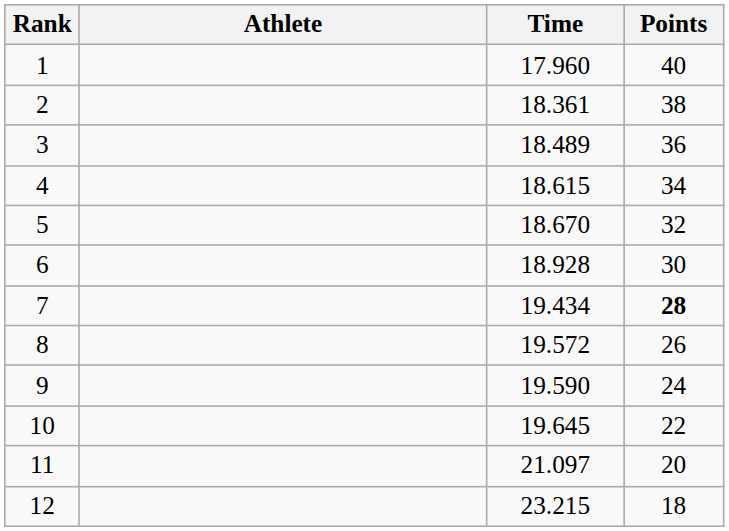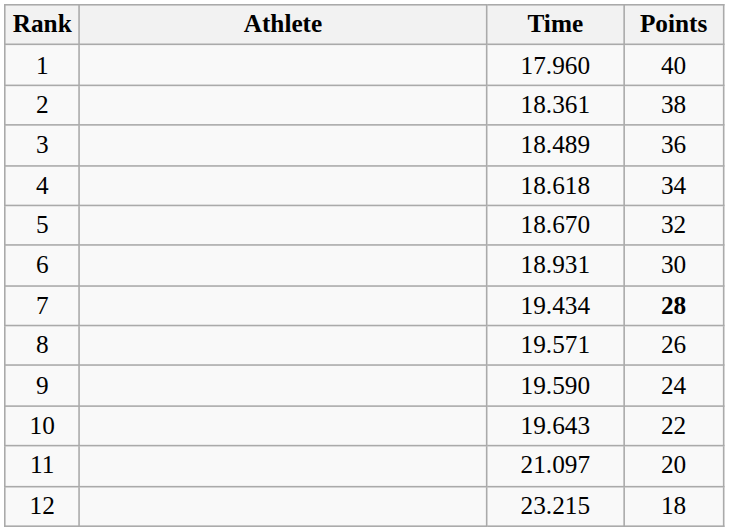(555, 184) 18.615 -> (555, 184) 18.618
(555, 265) 18.928 -> (555, 265) 18.931
(555, 345) 19.572 -> (555, 345) 19.571
(555, 425) 19.645 -> (555, 425) 19.643
